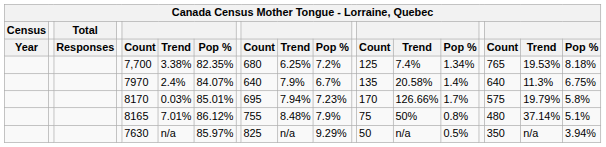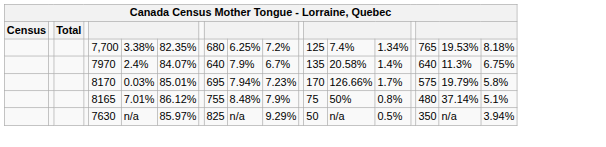- row: (26, 47)
